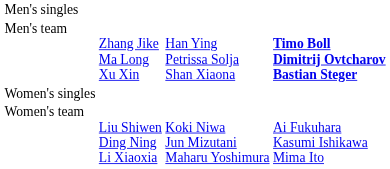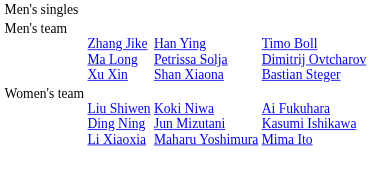(329, 59) bold -> (314, 59) normal
- row: (50, 93)
